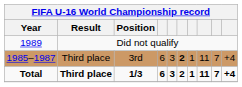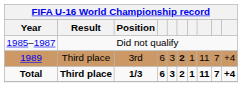(31, 43) 1989 -> (31, 43) 1985–1987
(31, 58) 1985–1987 -> (31, 58) 1989
